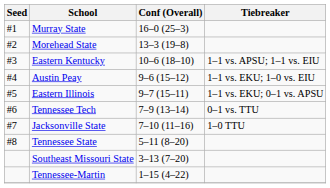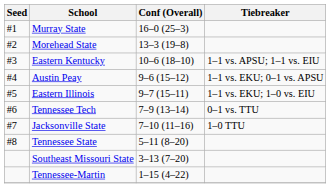(261, 77) 1–1 vs. EKU; 1–0 vs. EIU -> (265, 77) 1–1 vs. EKU; 0–1 vs. APSU
(265, 93) 1–1 vs. EKU; 0–1 vs. APSU -> (261, 93) 1–1 vs. EKU; 1–0 vs. EIU
